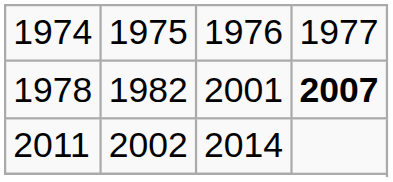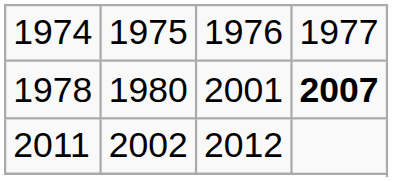(148, 88) 1982 -> (148, 88) 1980
(244, 145) 2014 -> (244, 145) 2012
